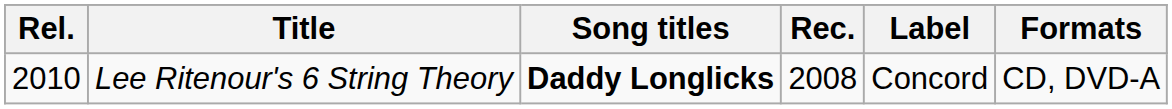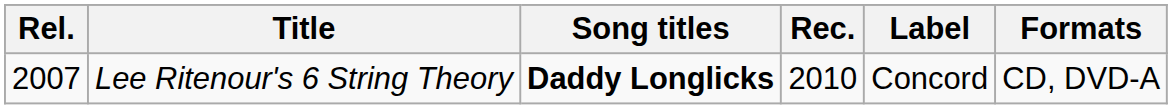(46, 77) 2010 -> (46, 77) 2007
(823, 77) 2008 -> (823, 77) 2010
